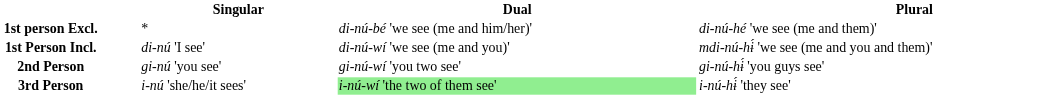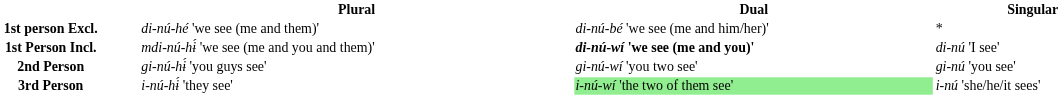columns swapped: (238, 9) <-> (914, 9)
(424, 47) normal -> (665, 47) bold
